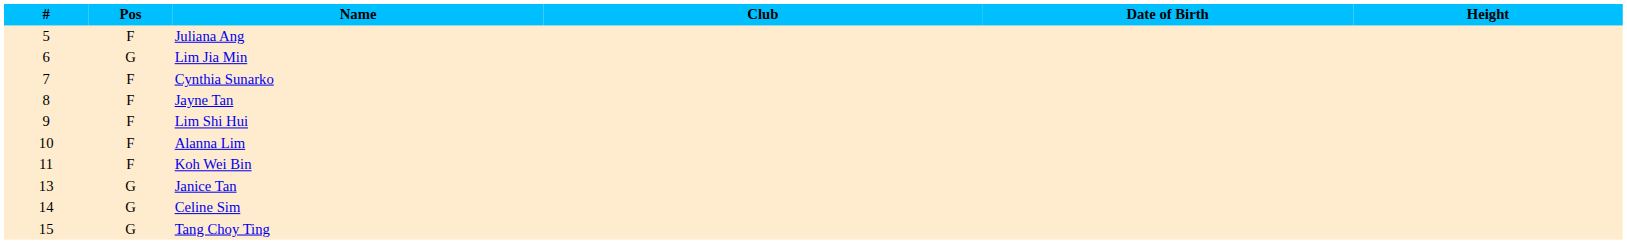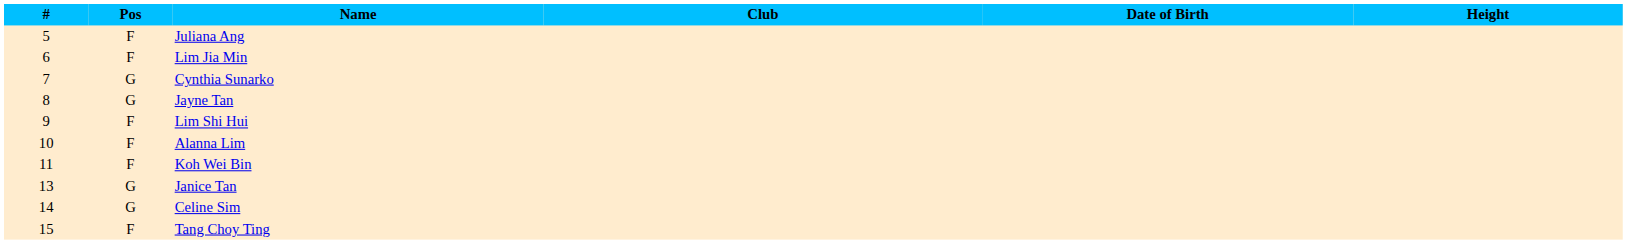(130, 57) G -> (130, 57) F
(130, 78) F -> (130, 78) G
(130, 100) F -> (130, 100) G
(130, 228) G -> (130, 228) F
